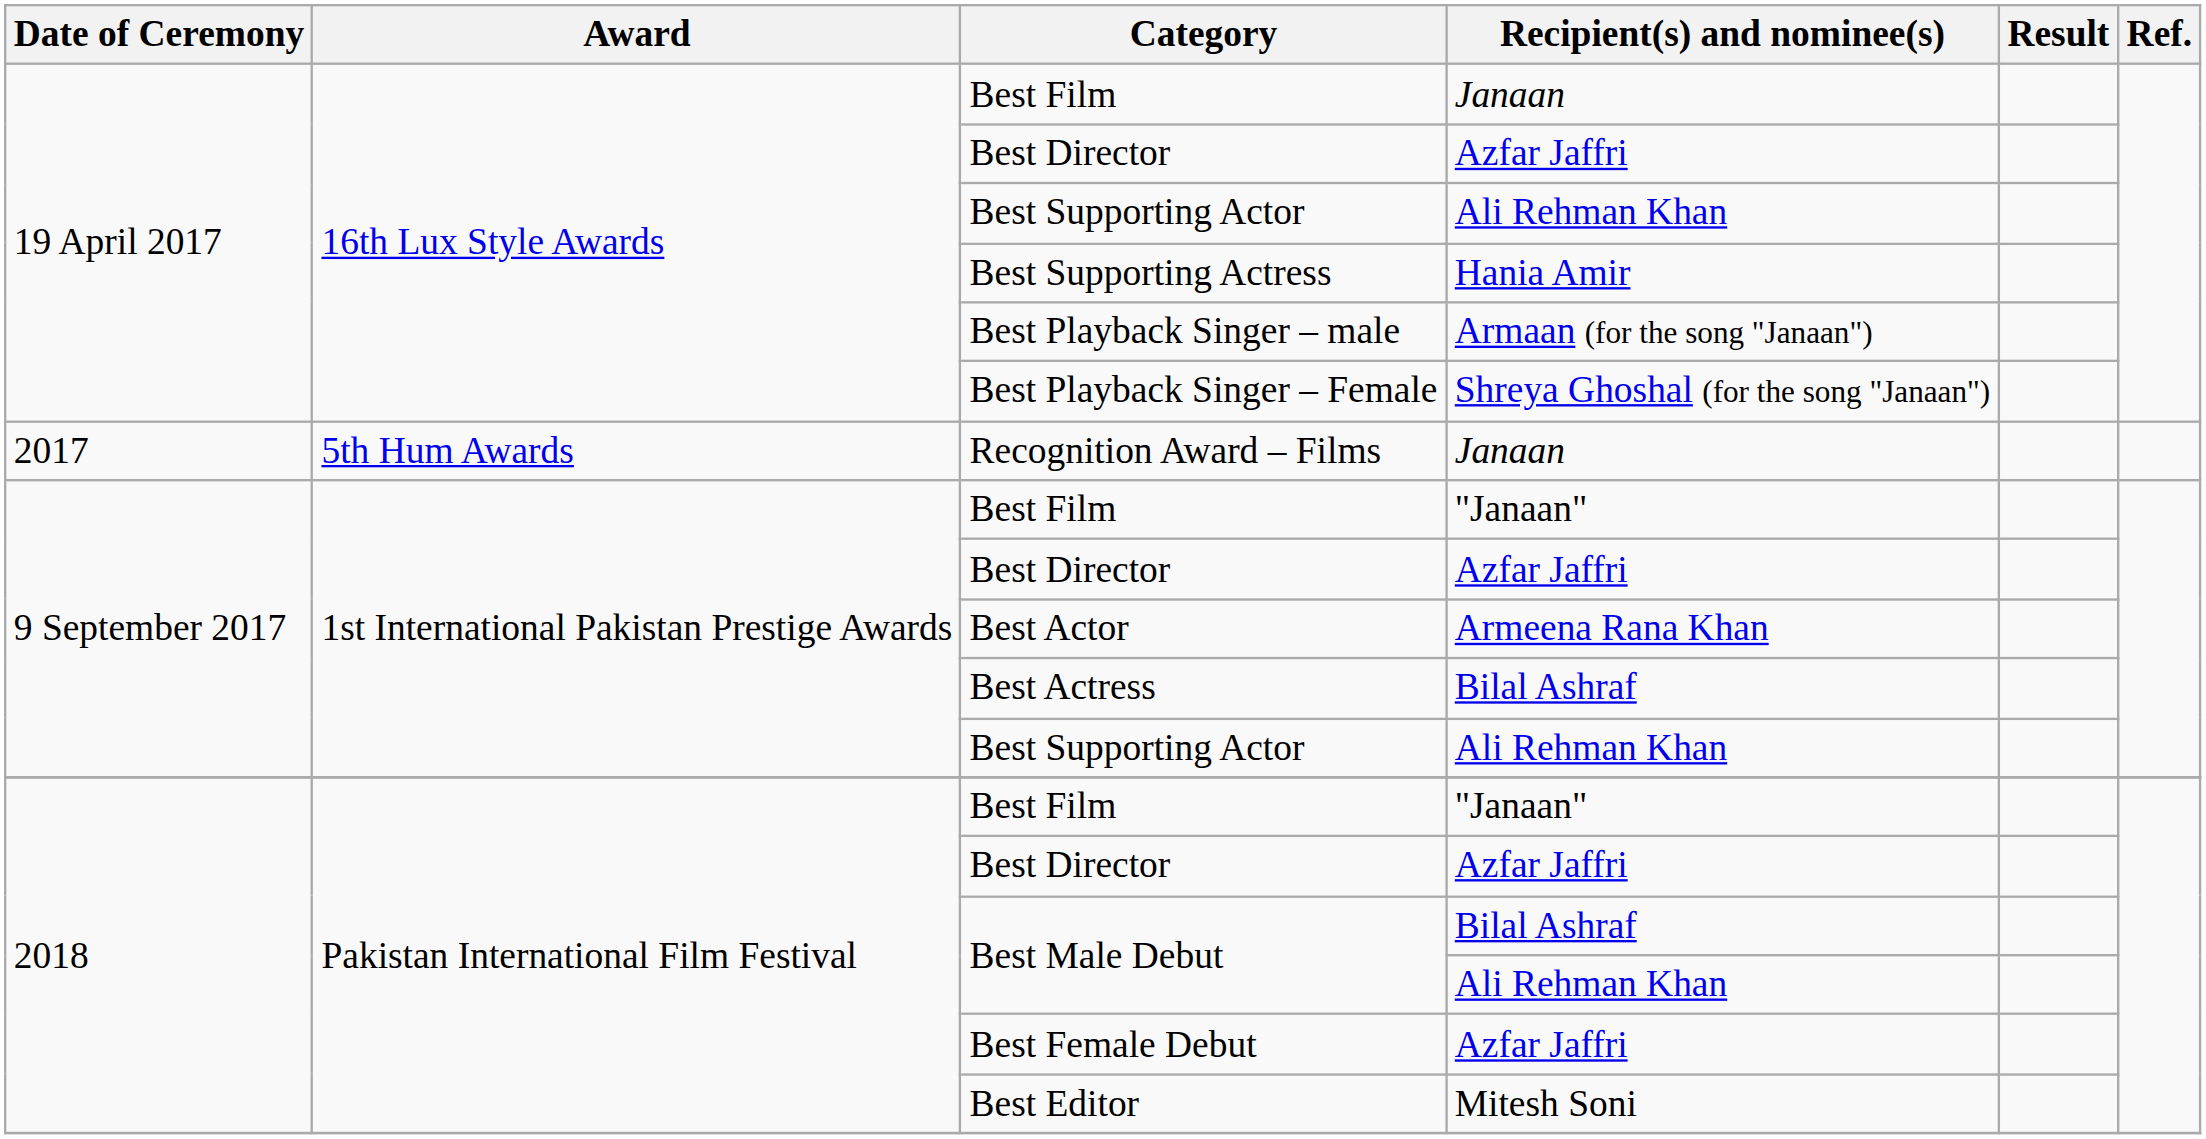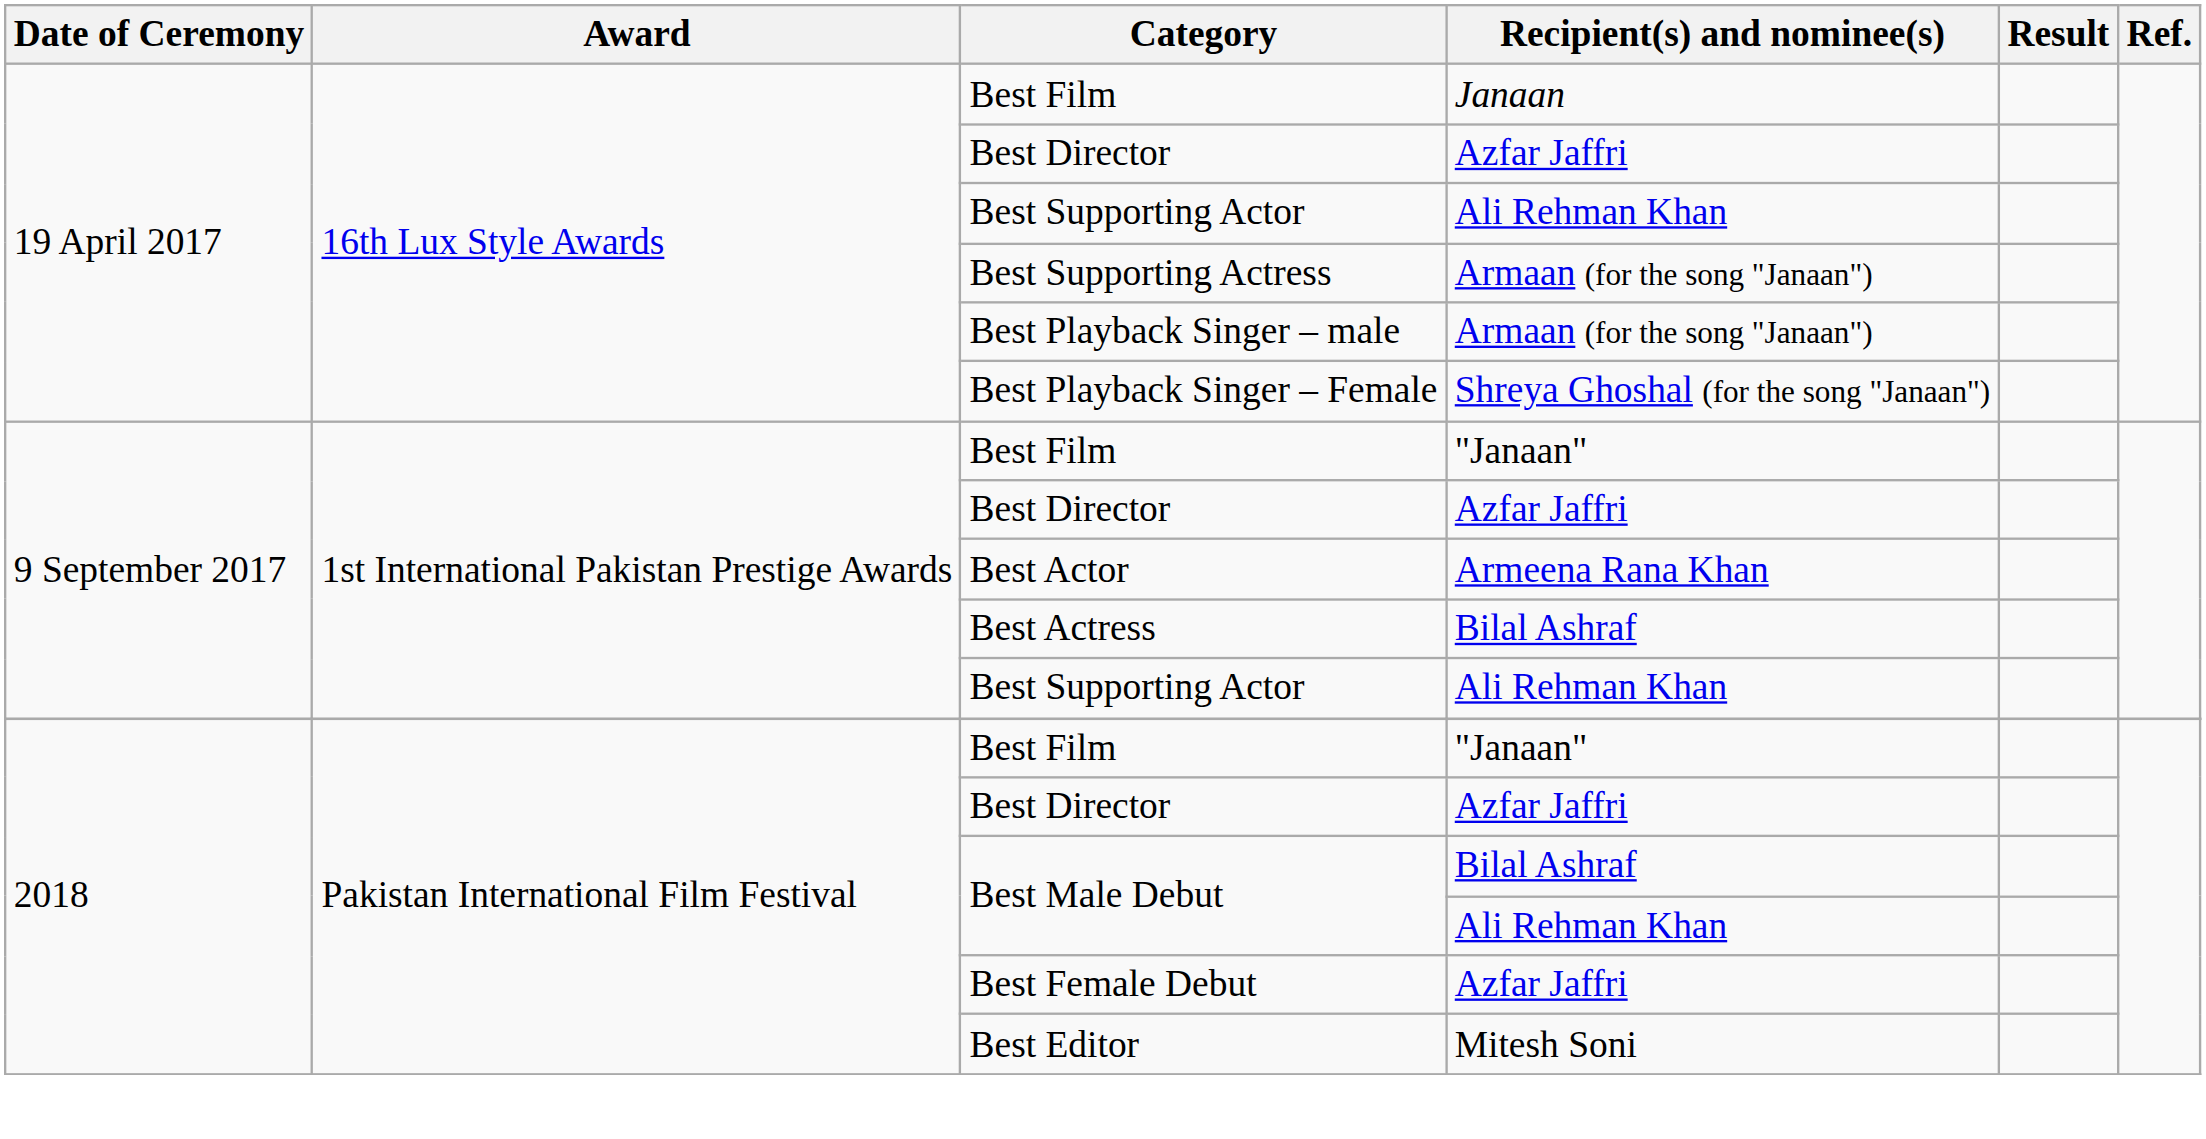(1543, 271) Hania Amir -> (1664, 271) Armaan (for the song "Janaan")
- row: (51, 449)
